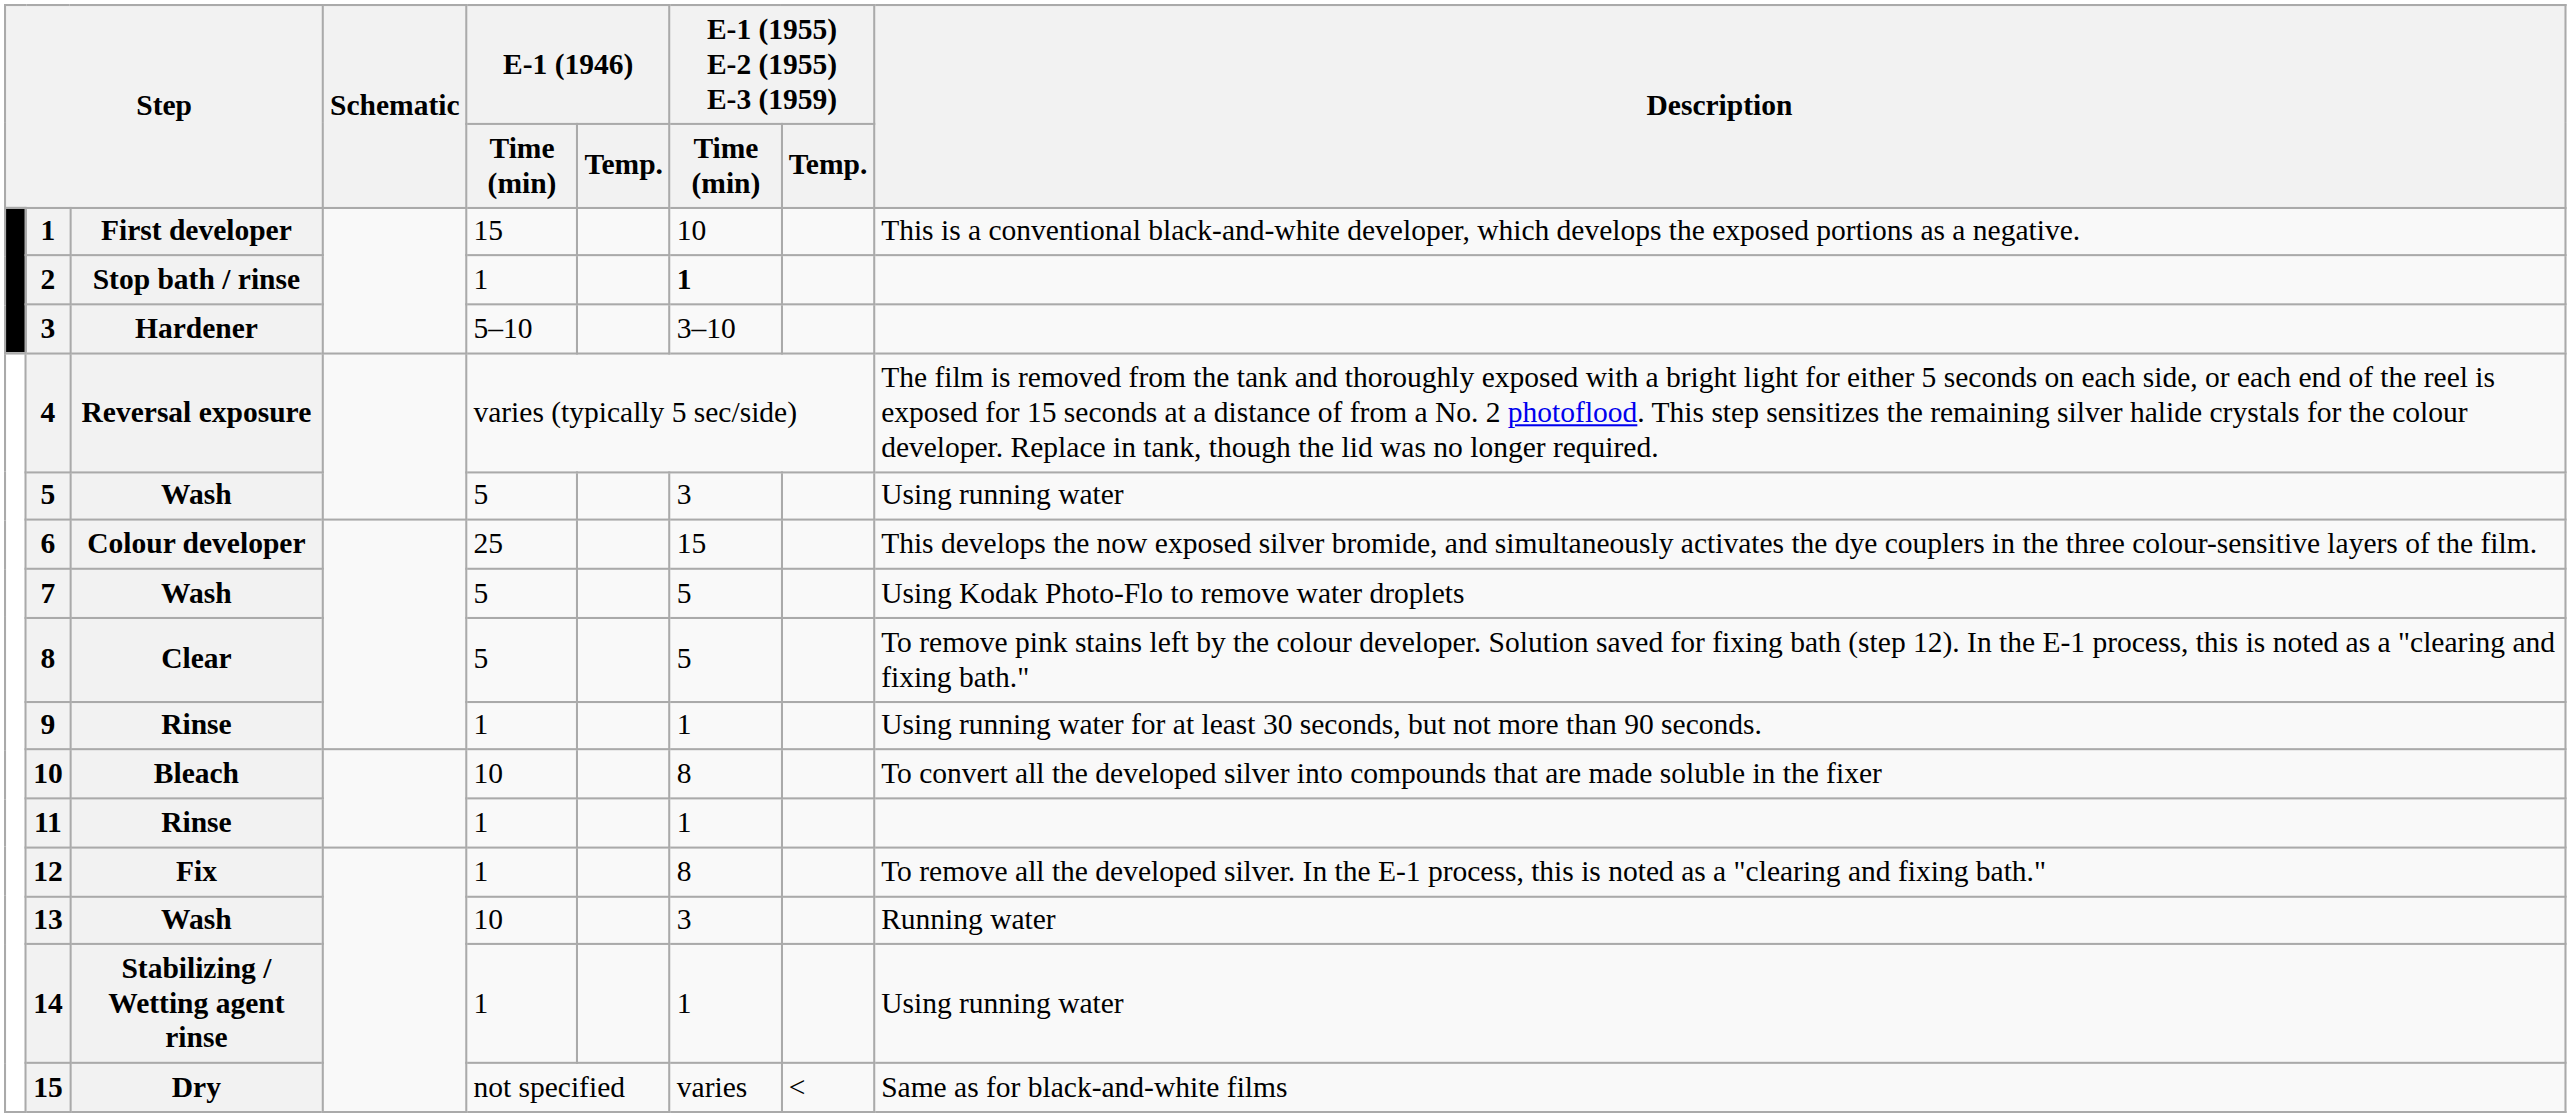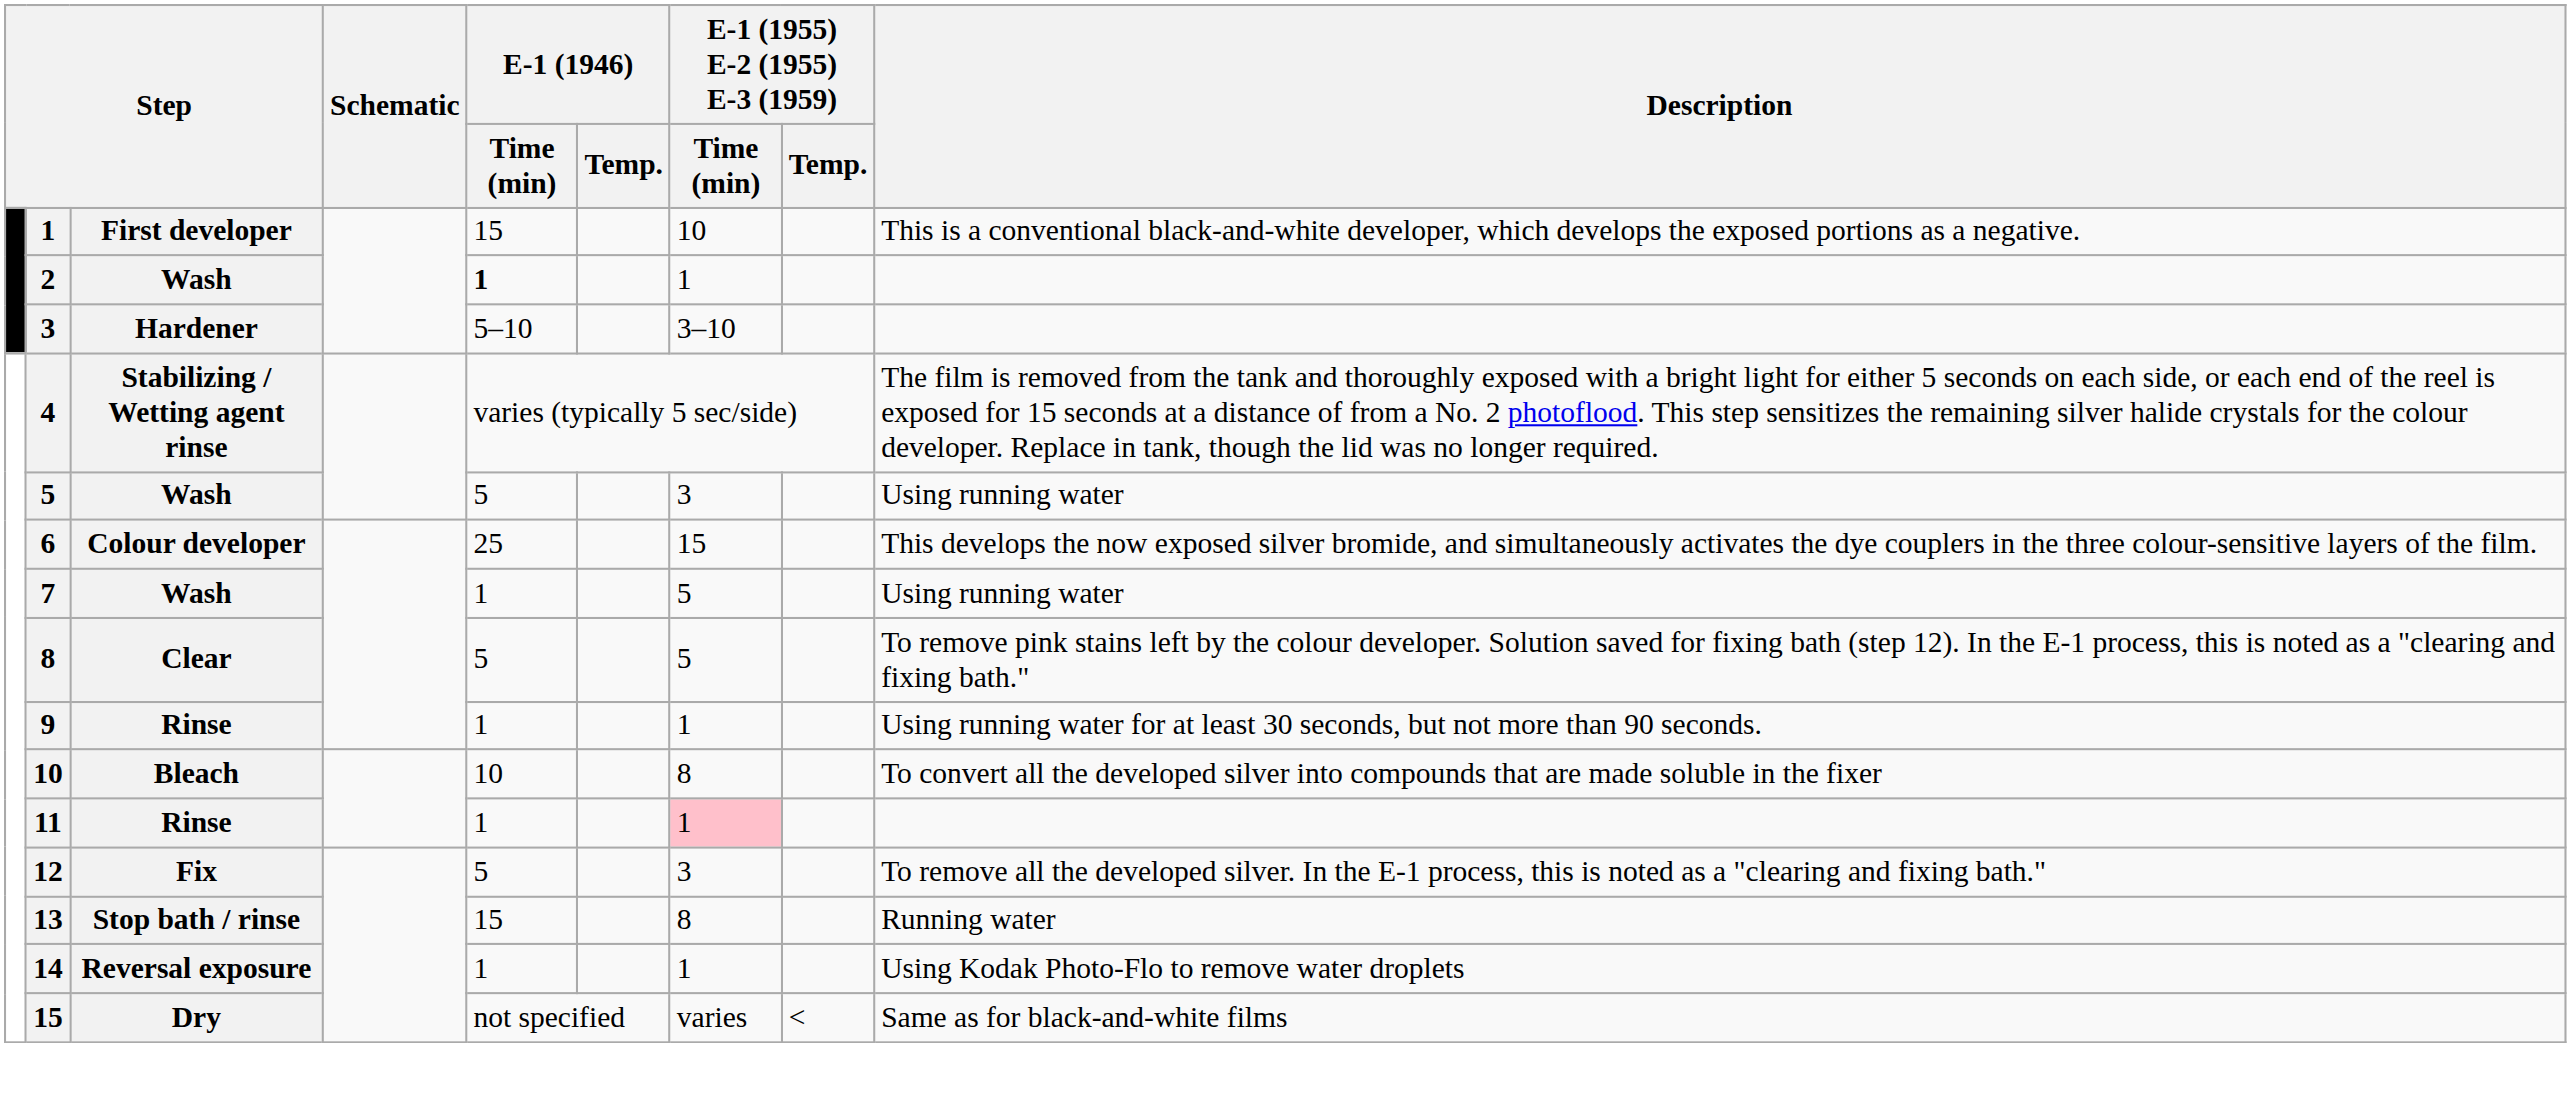(196, 279) Stop bath / rinse -> (196, 279) Wash
(481, 279) normal -> (481, 279) bold
(684, 279) bold -> (684, 279) normal
(196, 412) Reversal exposure -> (196, 412) Stabilizing / Wetting agent rinse
(481, 592) 5 -> (481, 592) 1
(1173, 592) Using Kodak Photo-Flo to remove water droplets -> (1002, 592) Using running water
(684, 822) no background -> (684, 822) pink background
(481, 871) 1 -> (481, 871) 5
(684, 871) 8 -> (684, 871) 3
(196, 919) Wash -> (196, 919) Stop bath / rinse
(488, 919) 10 -> (488, 919) 15
(684, 919) 3 -> (684, 919) 8
(196, 1003) Stabilizing / Wetting agent rinse -> (196, 968) Reversal exposure
(1002, 1003) Using running water -> (1173, 968) Using Kodak Photo-Flo to remove water droplets
